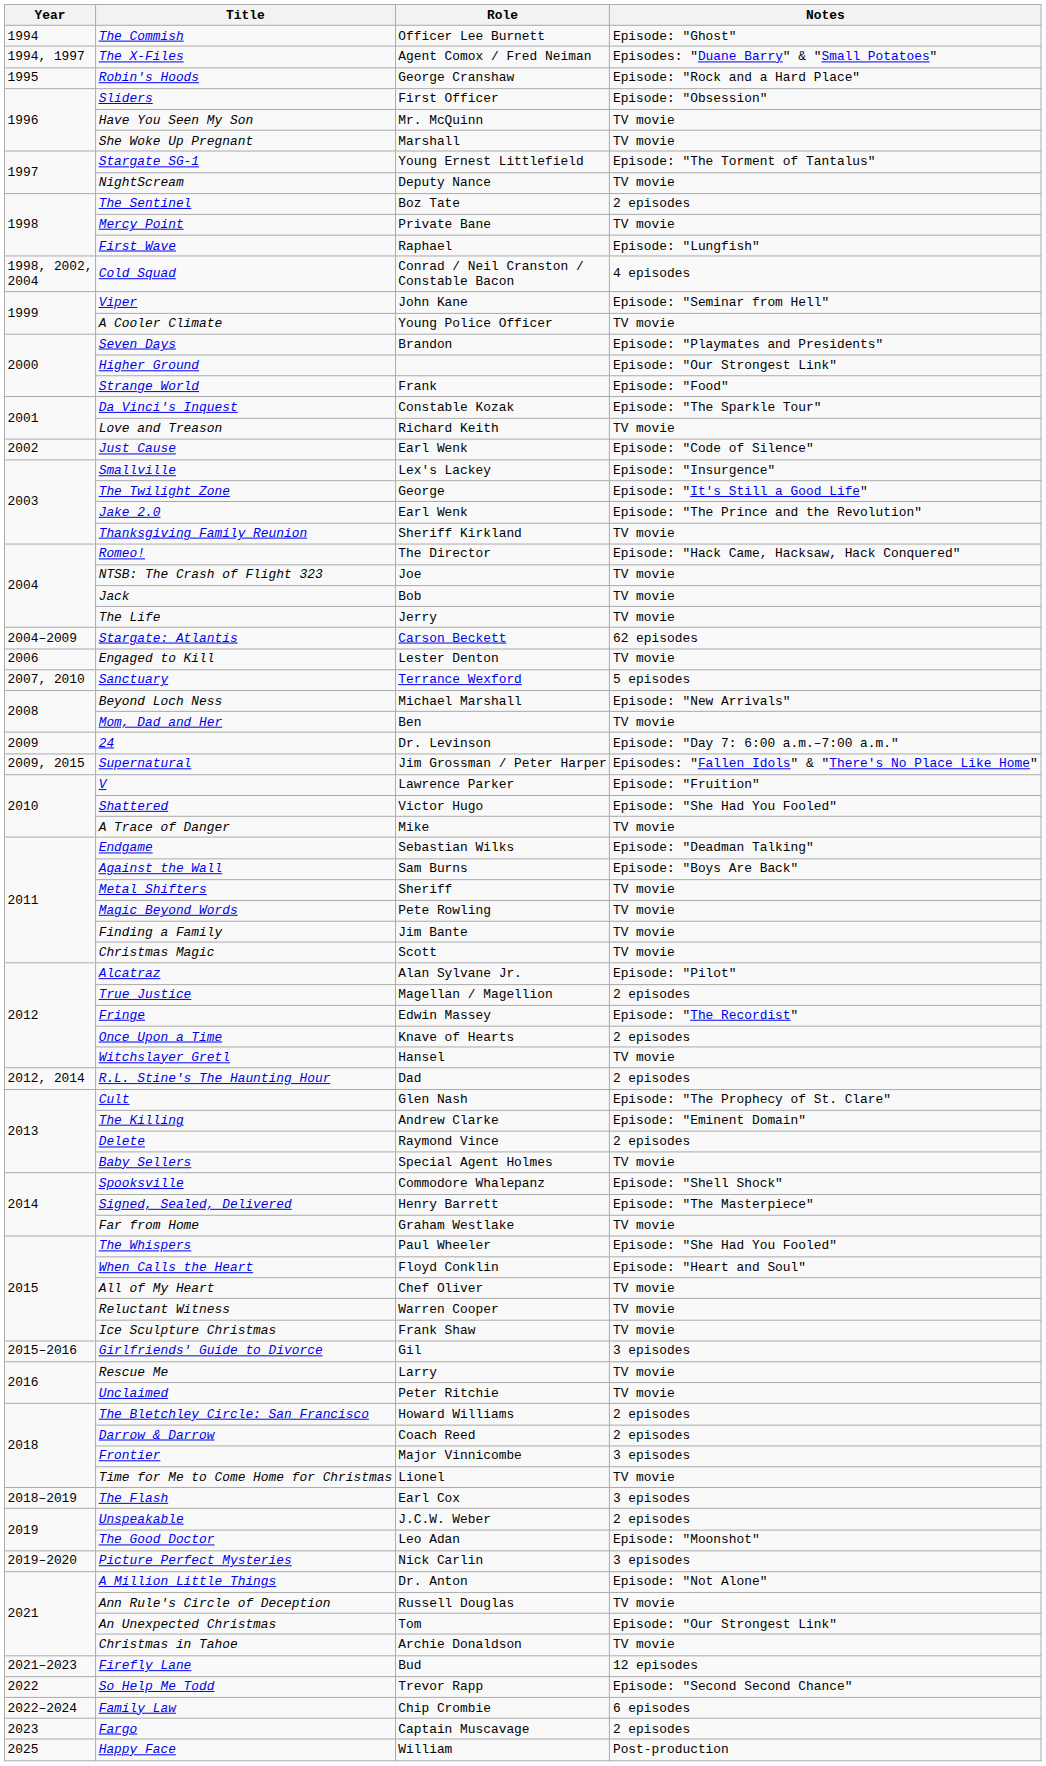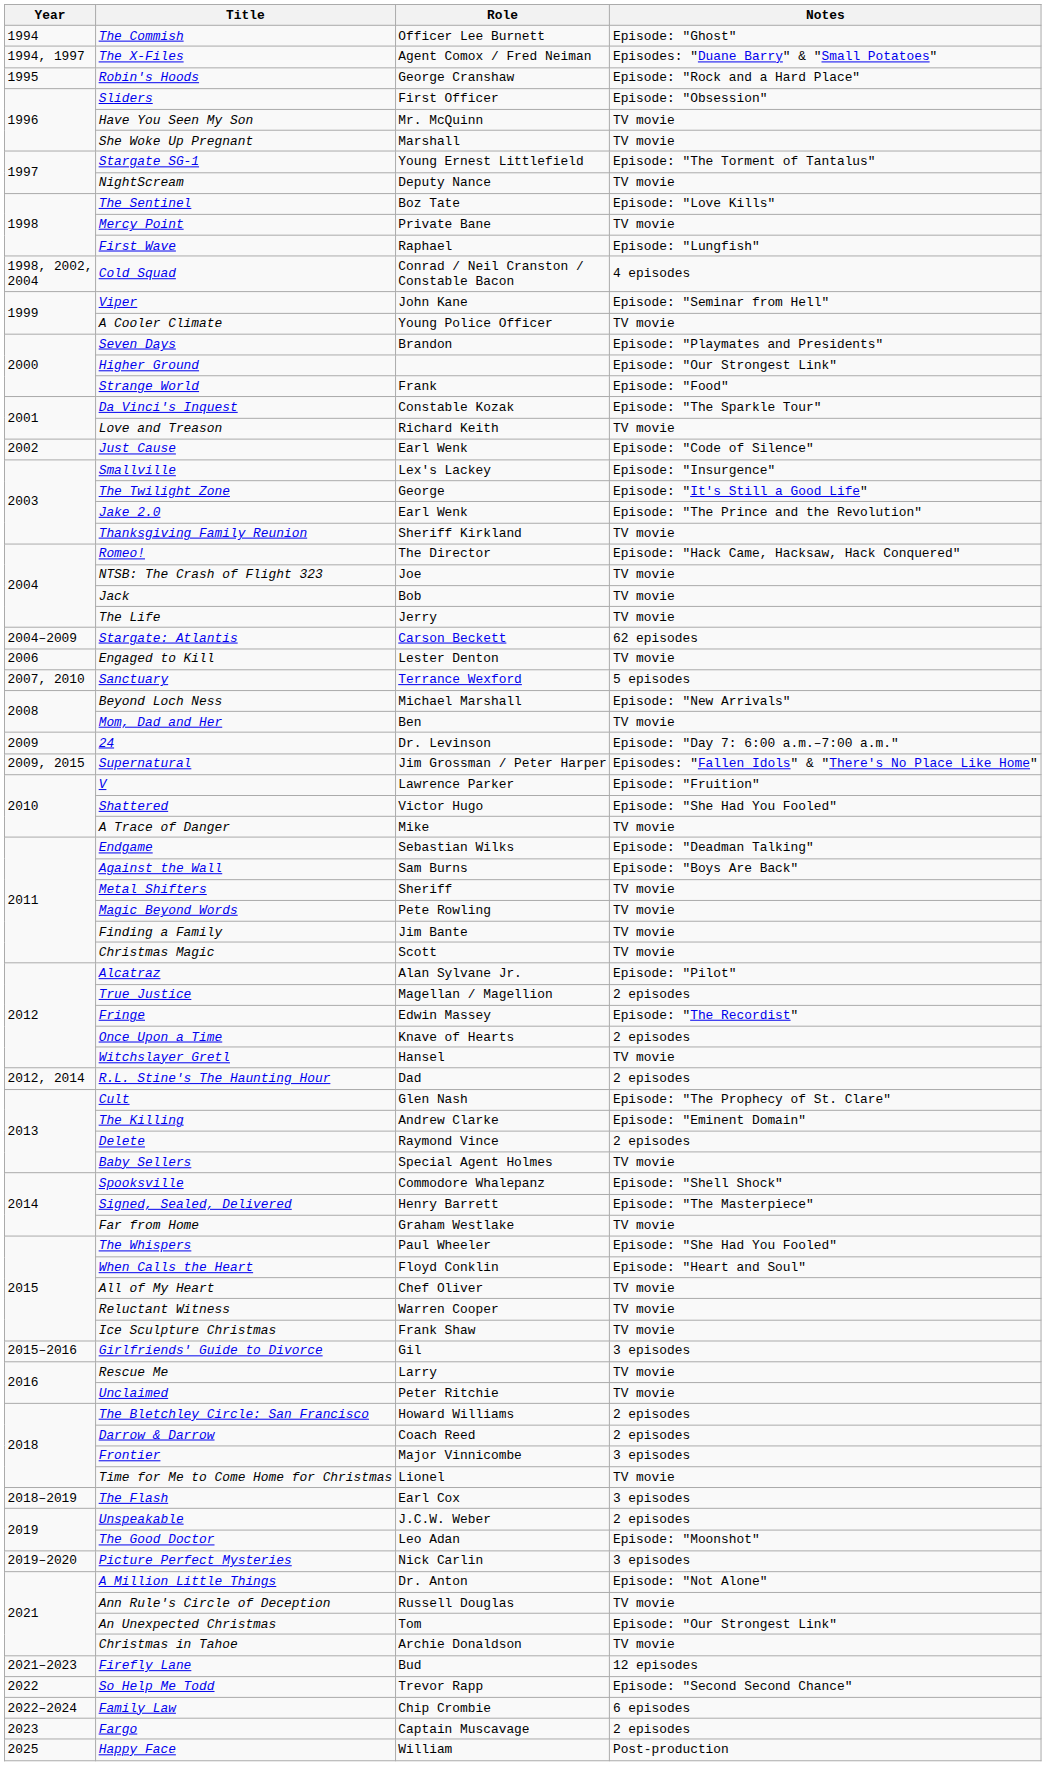(652, 204) 2 episodes -> (694, 204) Episode: "Love Kills"
